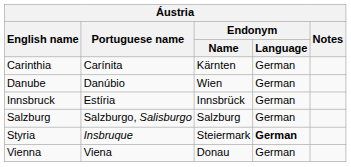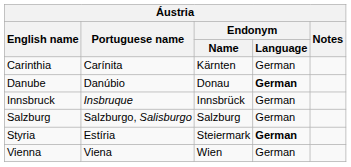(209, 83) Wien -> (213, 83) Donau
(275, 83) normal -> (276, 83) bold
(99, 100) Estíria -> (108, 100) Insbruque
(108, 135) Insbruque -> (99, 135) Estíria
(213, 153) Donau -> (209, 153) Wien
